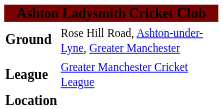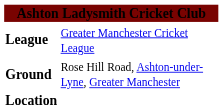rows swapped: (27, 74) <-> (28, 40)
